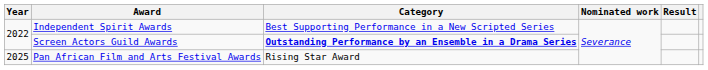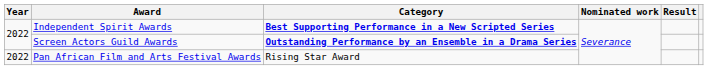(410, 27) normal -> (410, 27) bold
(18, 57) 2025 -> (18, 57) 2022
